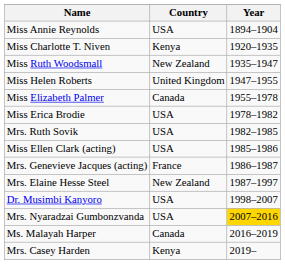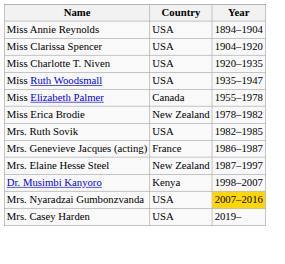+ row: (54, 47)
(166, 47) Kenya -> (163, 64) USA
(181, 64) New Zealand -> (163, 81) USA
- row: (49, 81)
(163, 115) USA -> (181, 115) New Zealand
- row: (61, 149)
(163, 200) USA -> (166, 183) Kenya
- row: (51, 234)
(166, 251) Kenya -> (163, 217) USA
